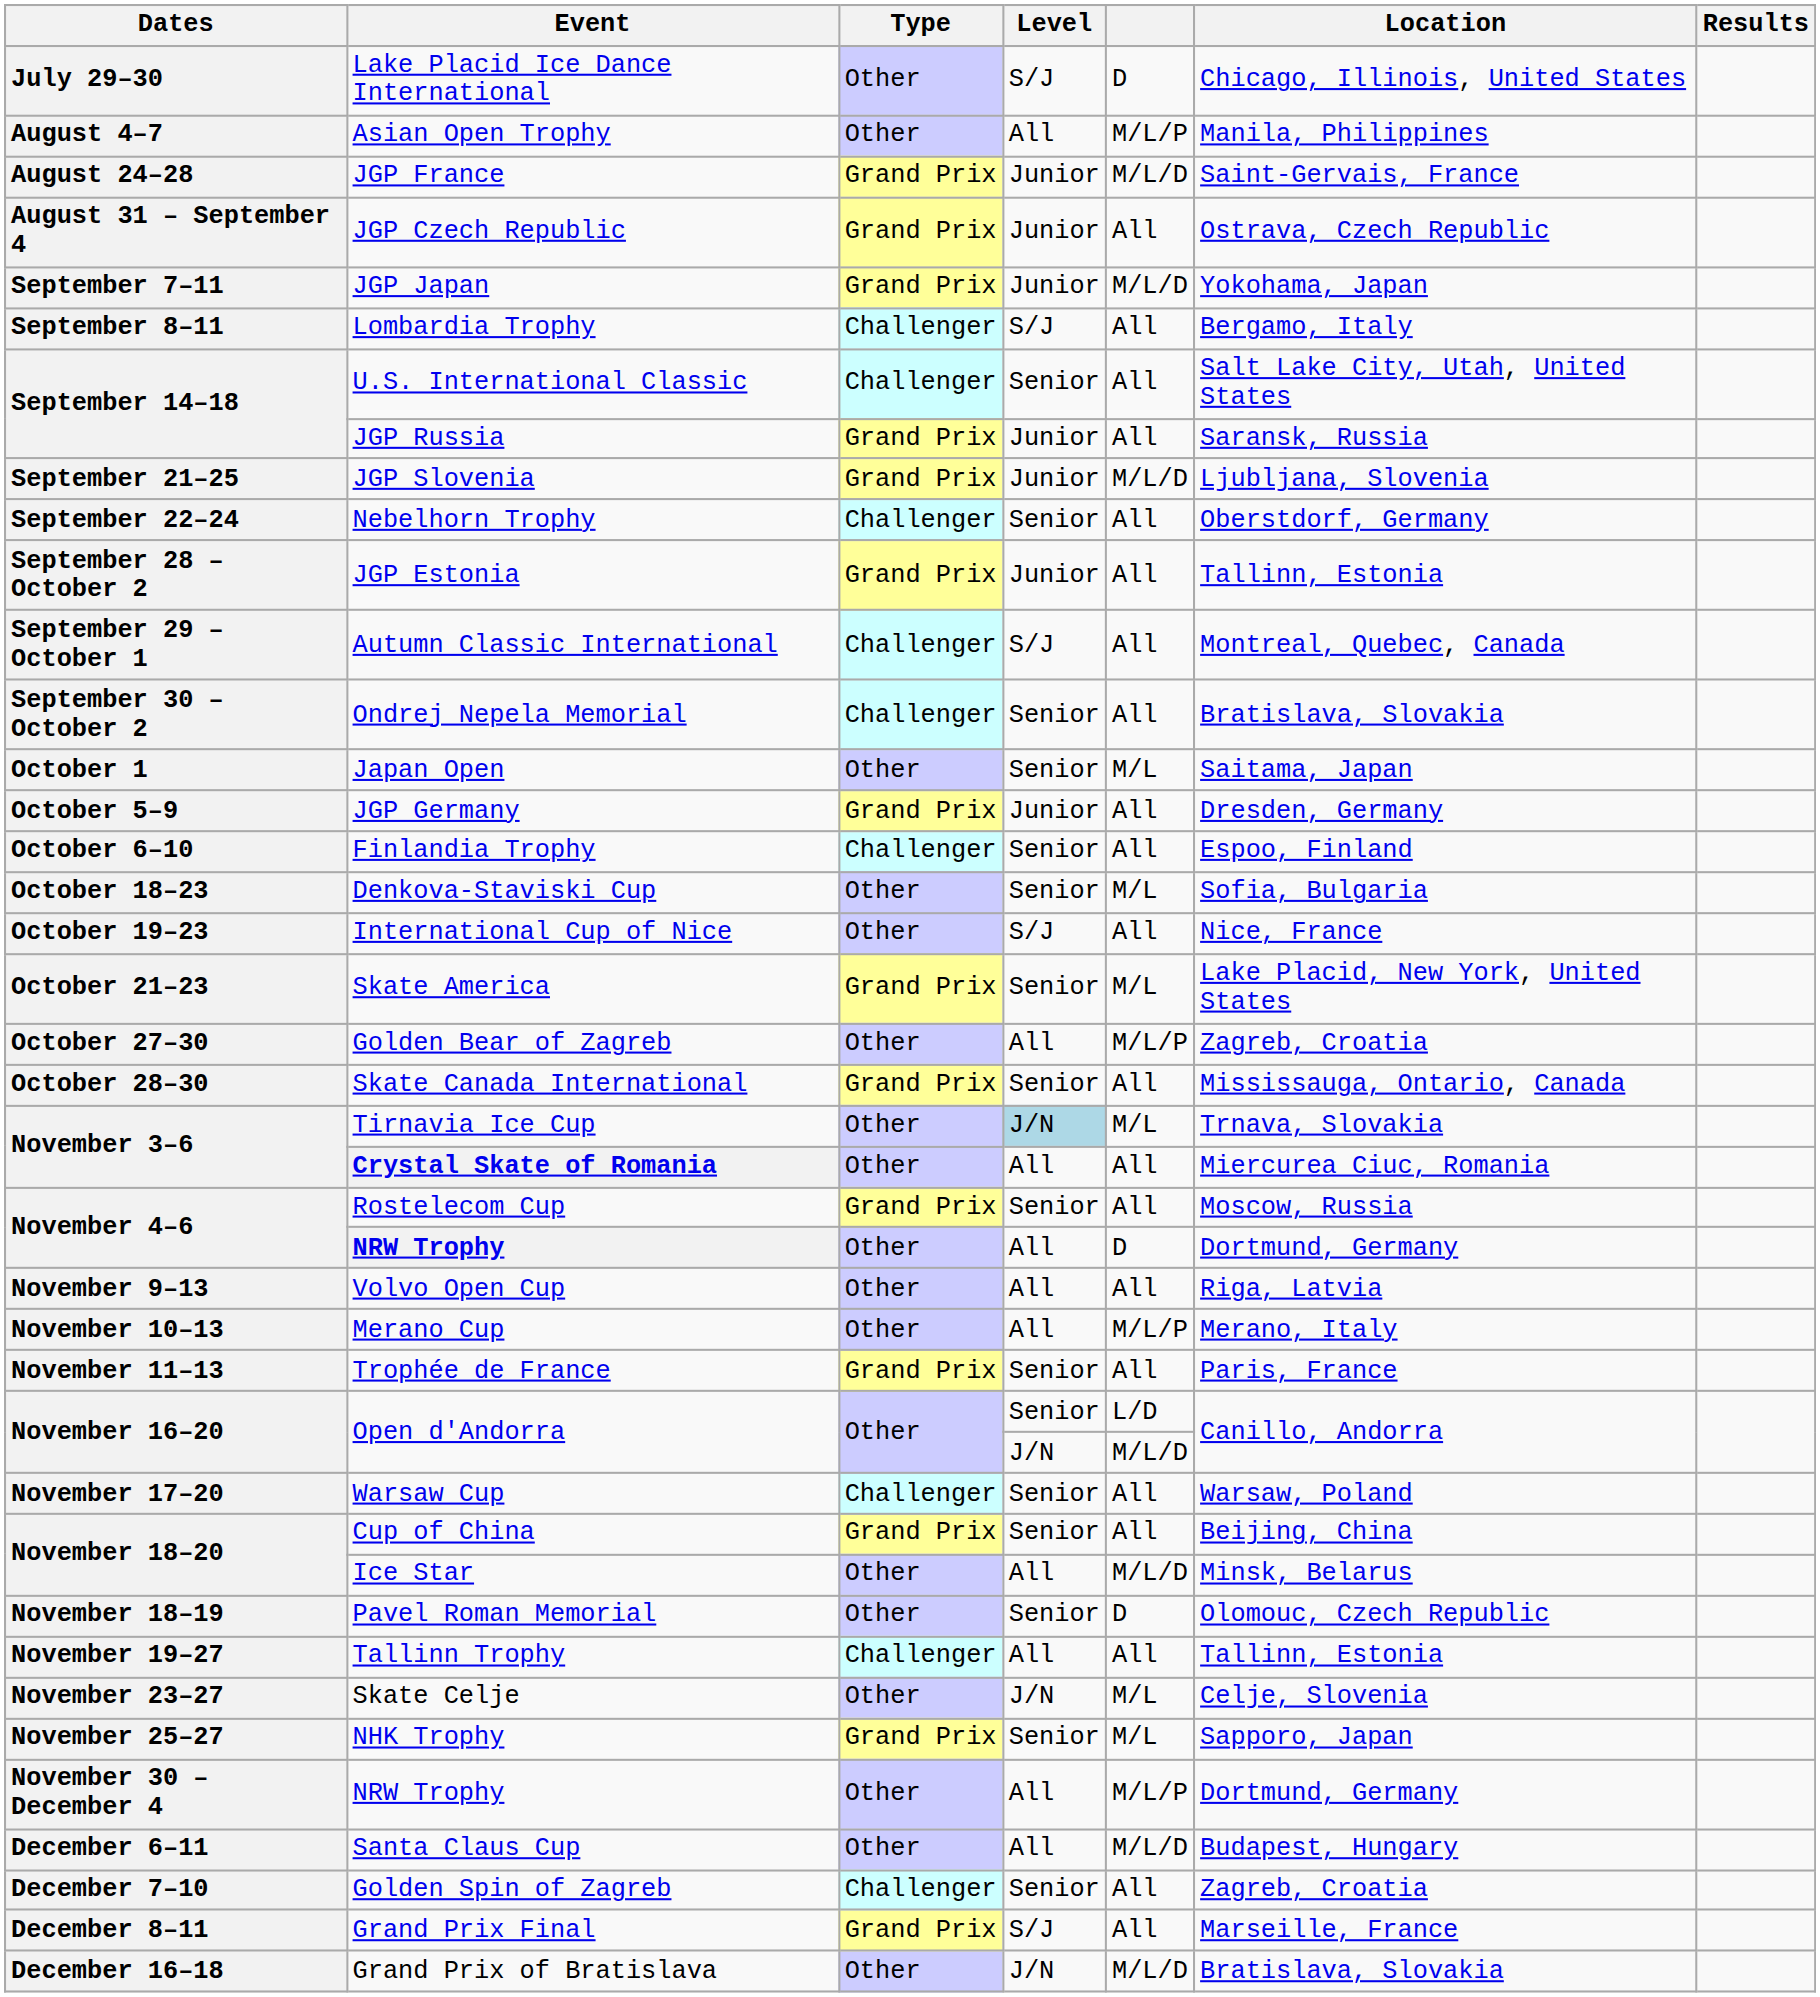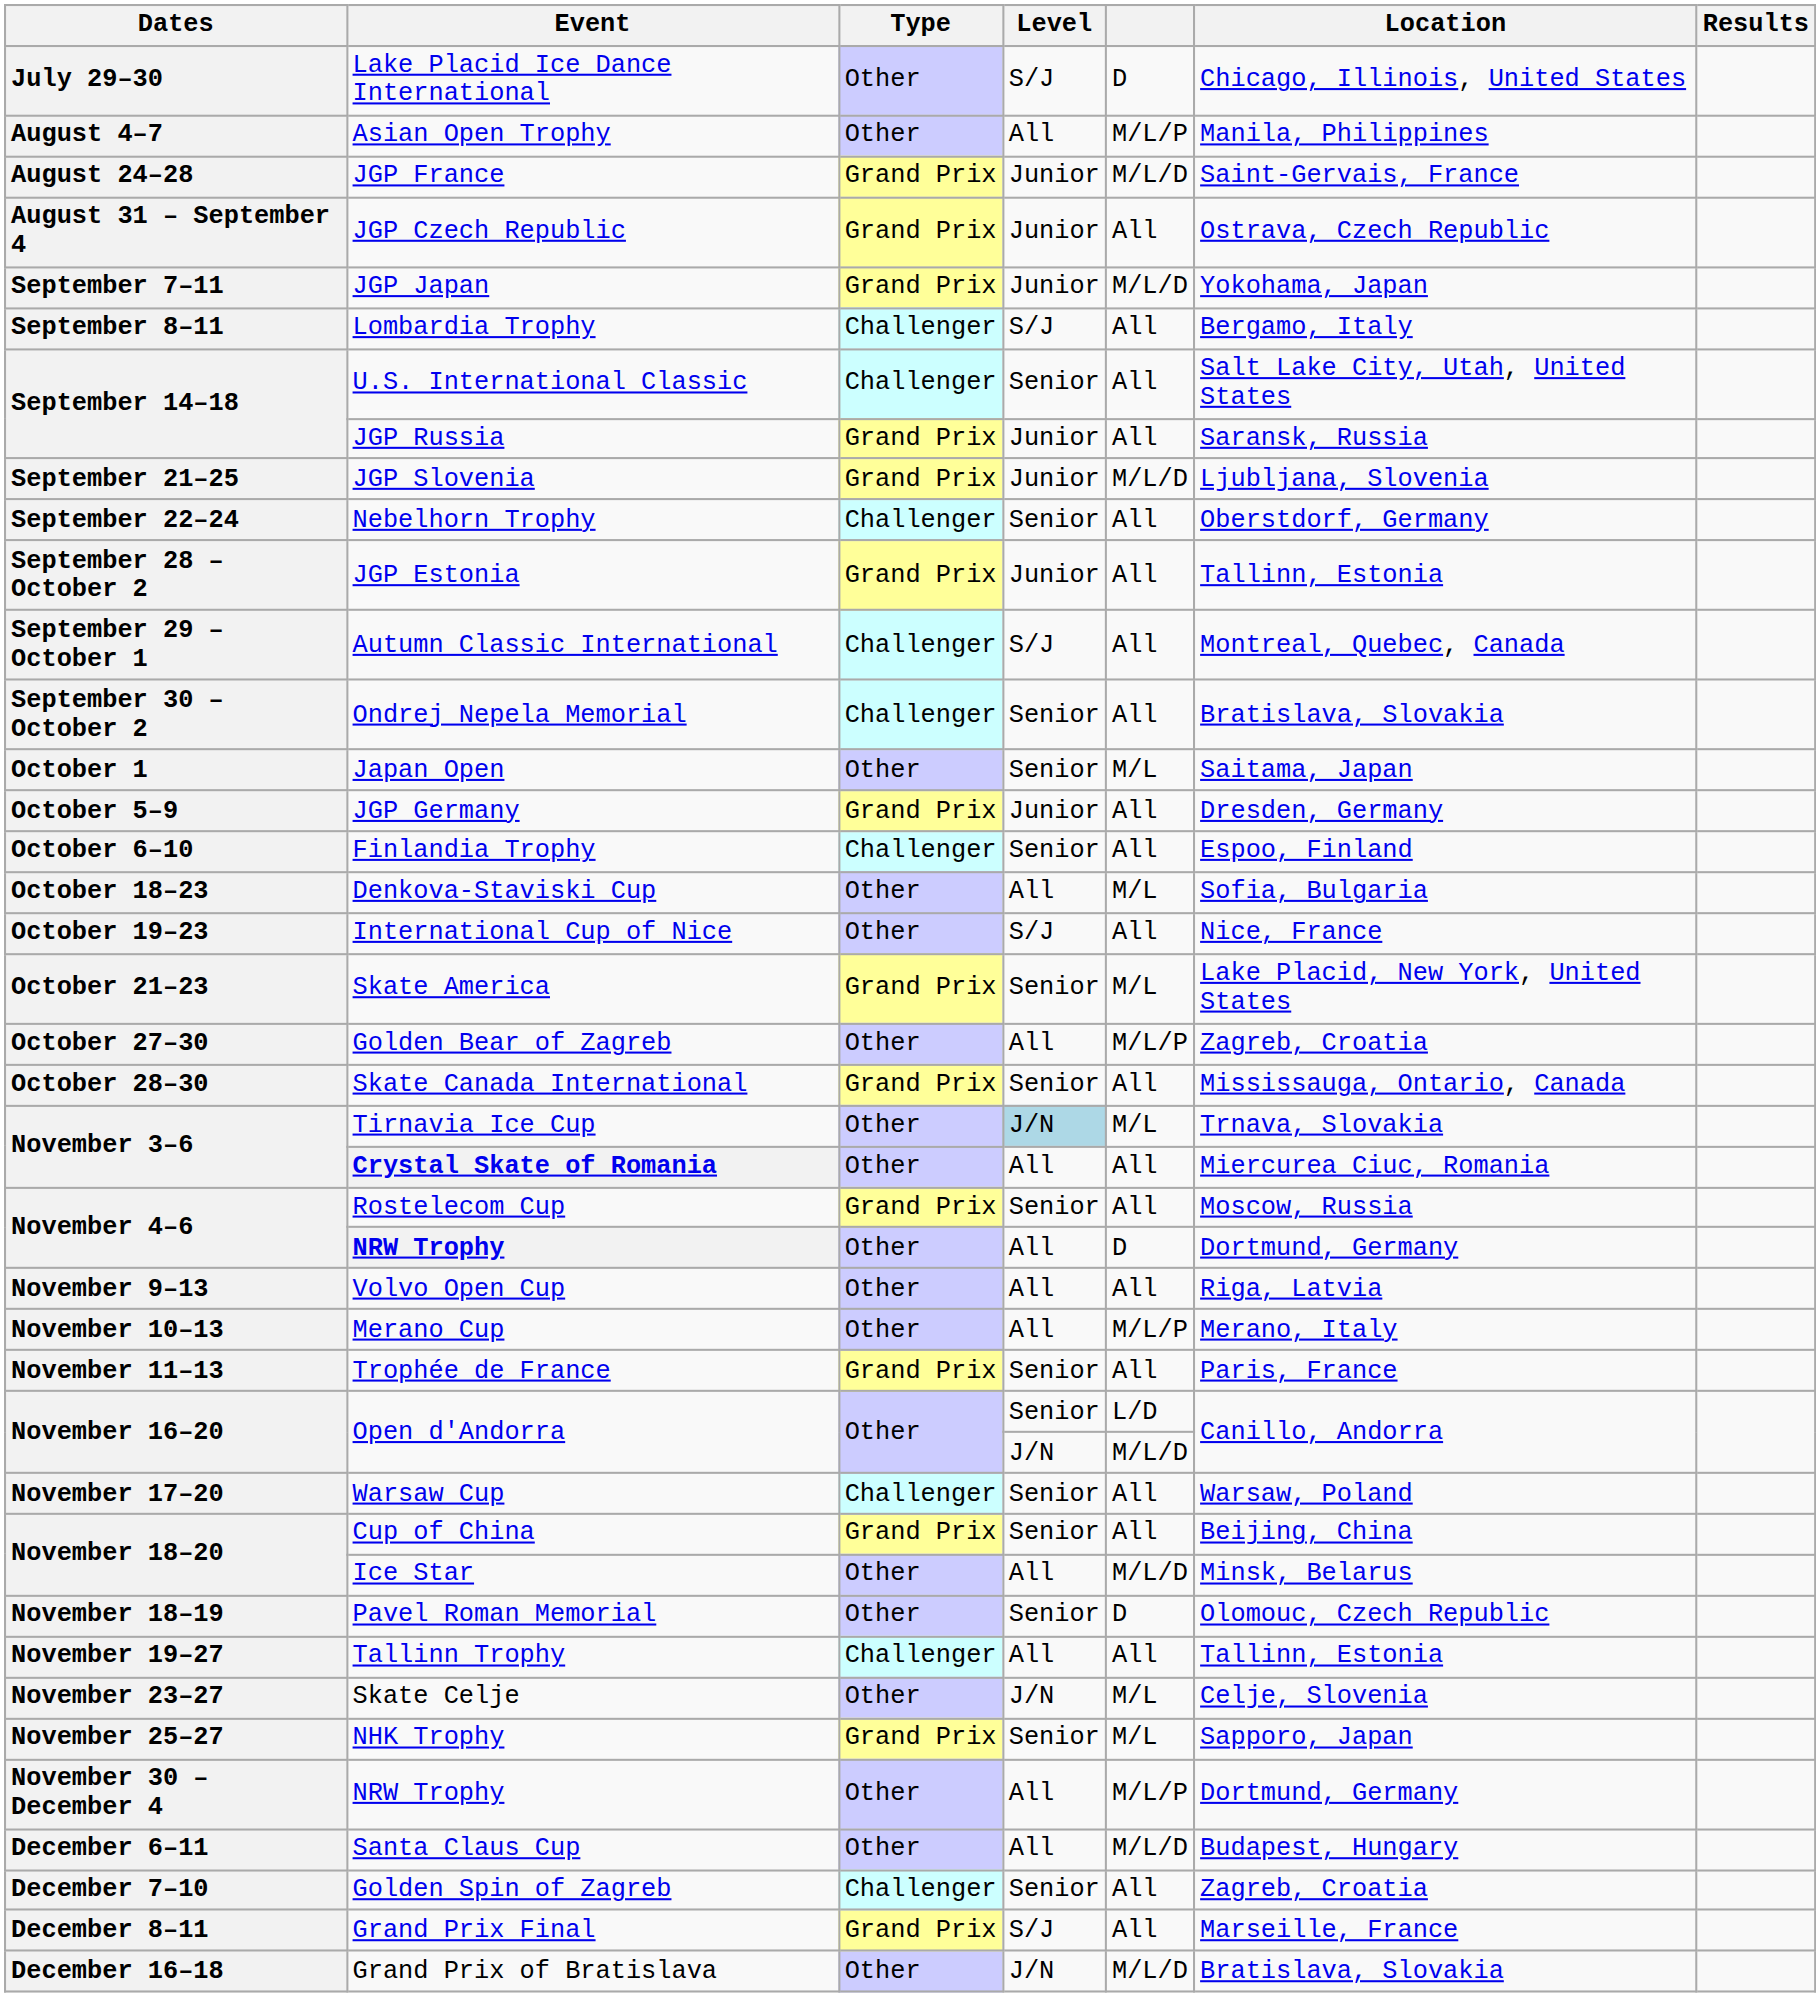(1054, 893) Senior -> (1031, 893) All
